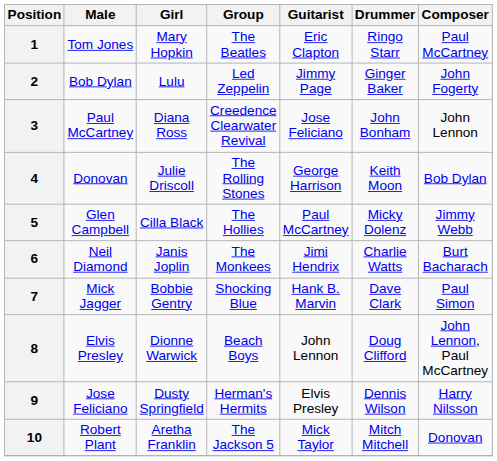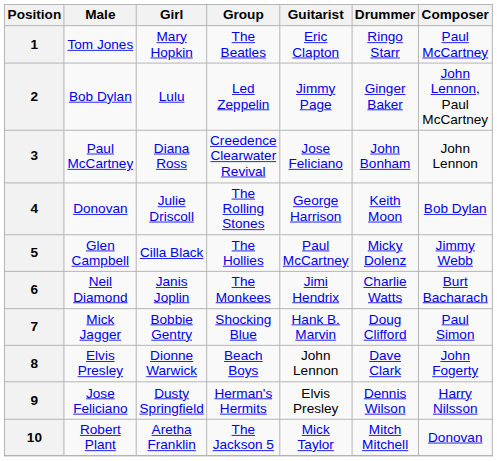(455, 81) John Fogerty -> (455, 96) John Lennon, Paul McCartney
(385, 296) Dave Clark -> (385, 326) Doug Clifford
(385, 348) Doug Clifford -> (385, 363) Dave Clark
(455, 348) John Lennon, Paul McCartney -> (455, 363) John Fogerty
